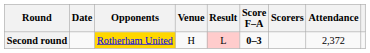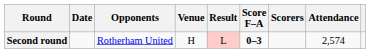(135, 40) gold background -> (135, 40) no background
(333, 40) 2,372 -> (333, 40) 2,574
